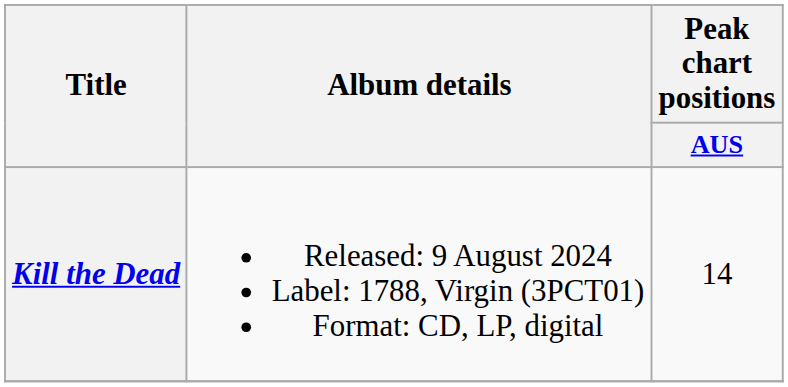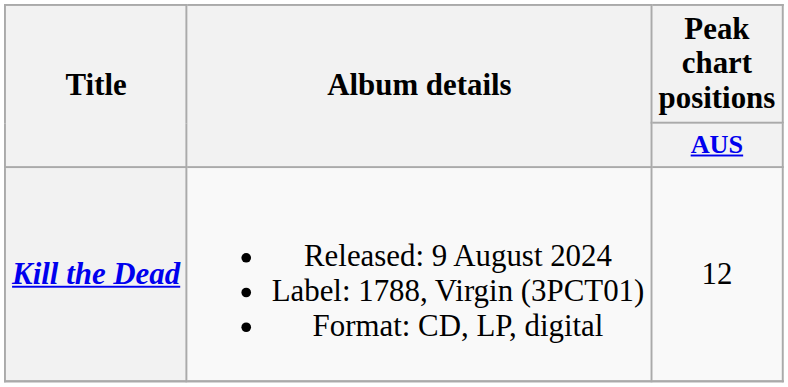(717, 273) 14 -> (717, 273) 12
